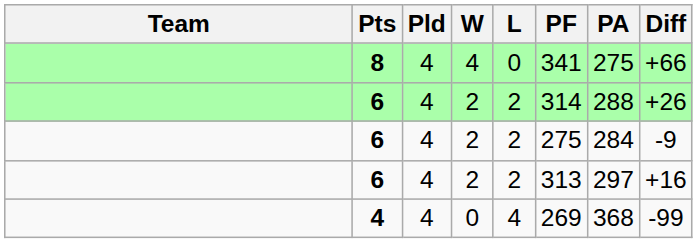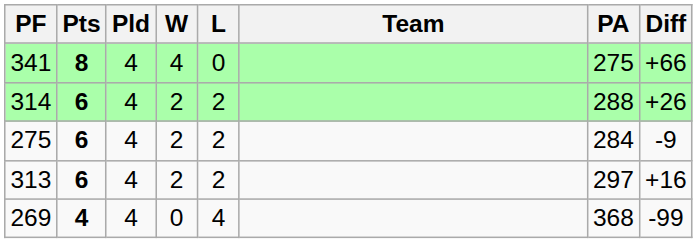columns swapped: (179, 23) <-> (561, 23)
